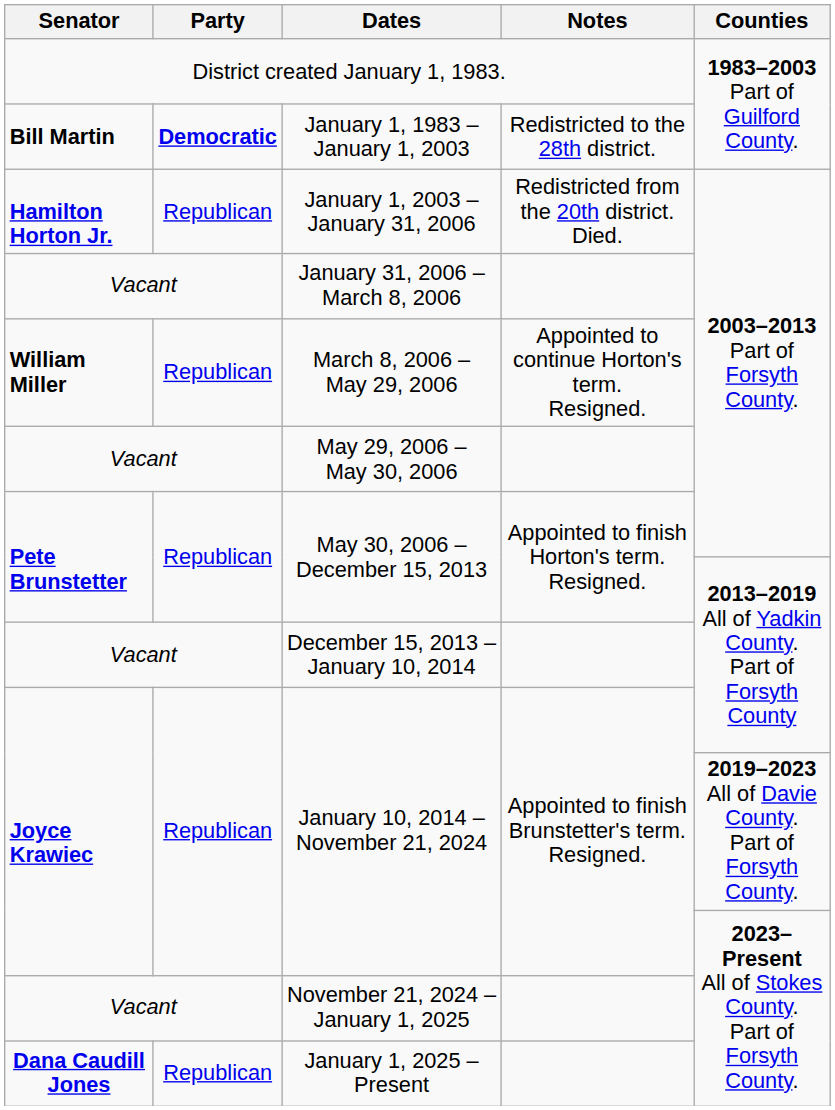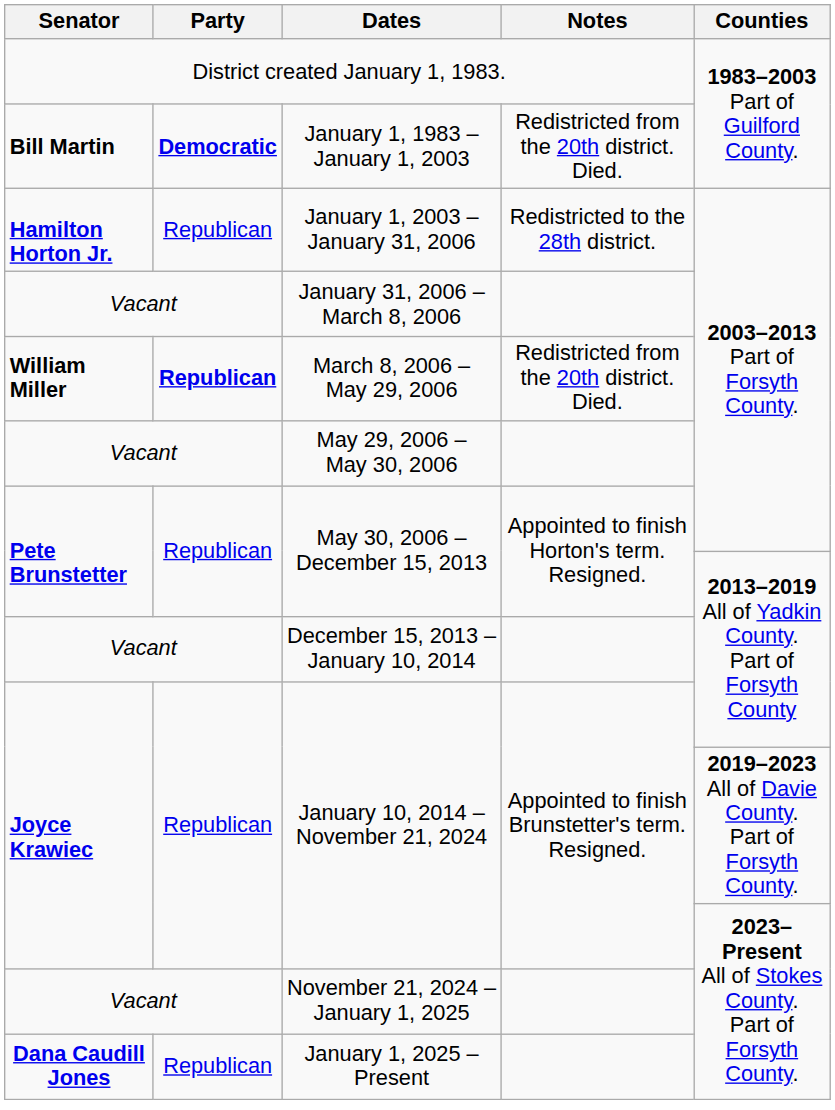(597, 136) Redistricted to the 28th district. -> (597, 146) Redistricted from the 20th district. Died.
(597, 211) Redistricted from the 20th district. Died. -> (597, 229) Redistricted to the 28th district.
(218, 372) normal -> (218, 378) bold
(597, 372) Appointed to continue Horton's term. Resigned. -> (597, 378) Redistricted from the 20th district. Died.
